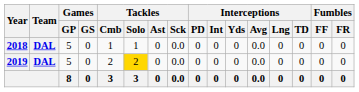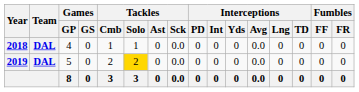(69, 45) 5 -> (69, 45) 4
